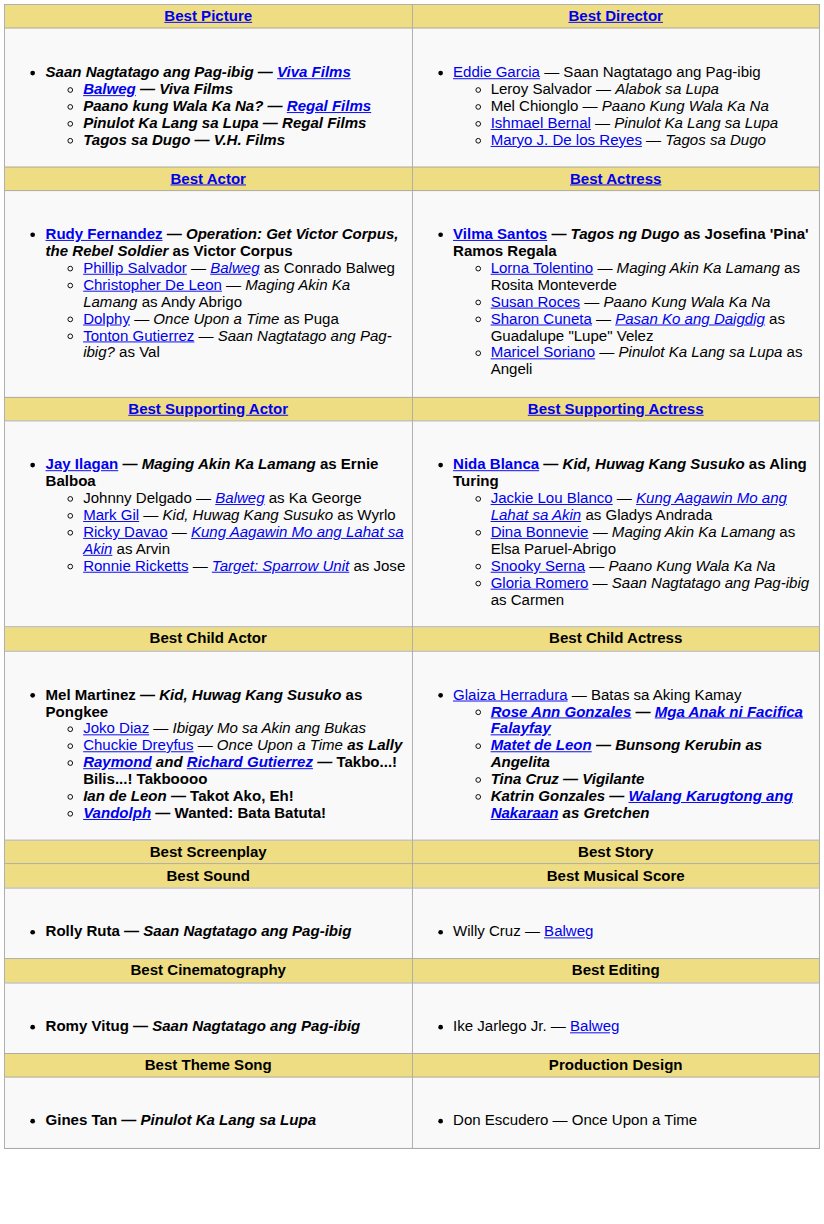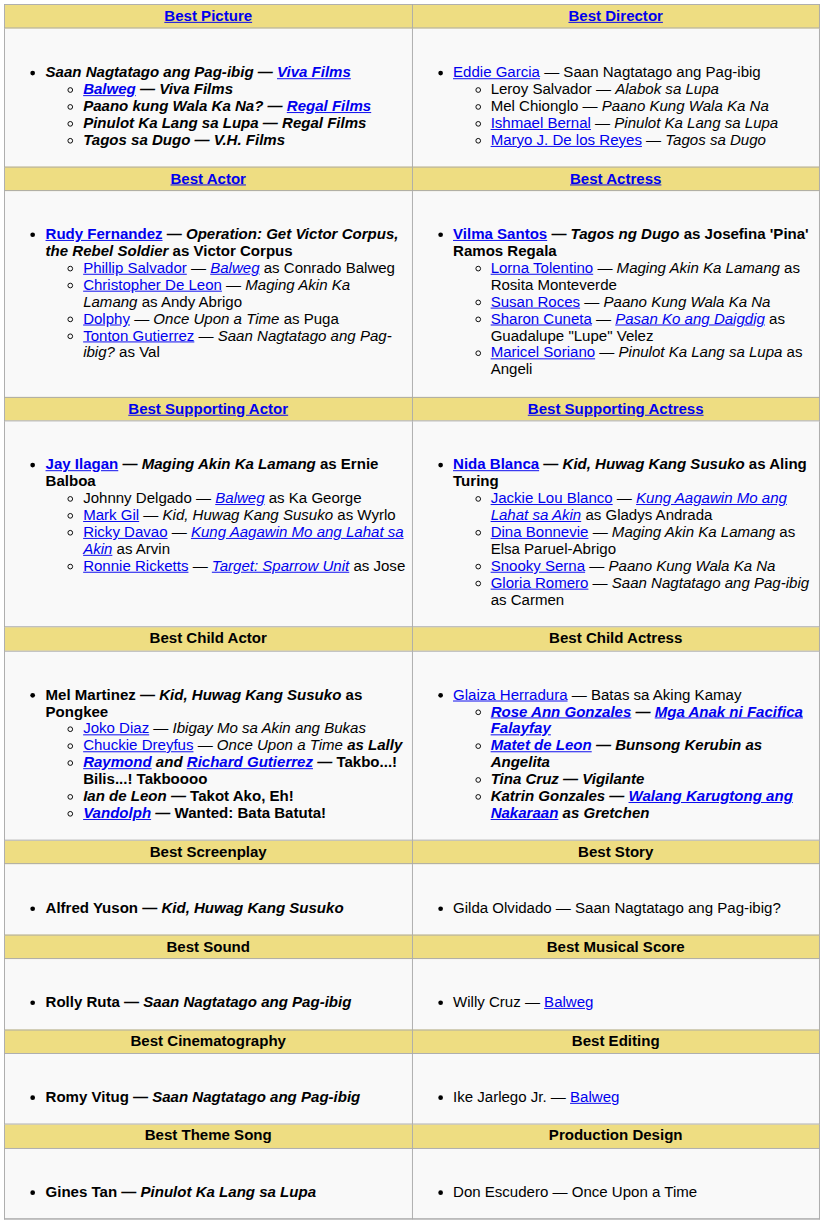+ row: (208, 908)
